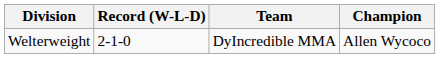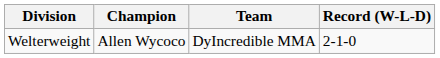columns swapped: (387, 16) <-> (152, 16)
